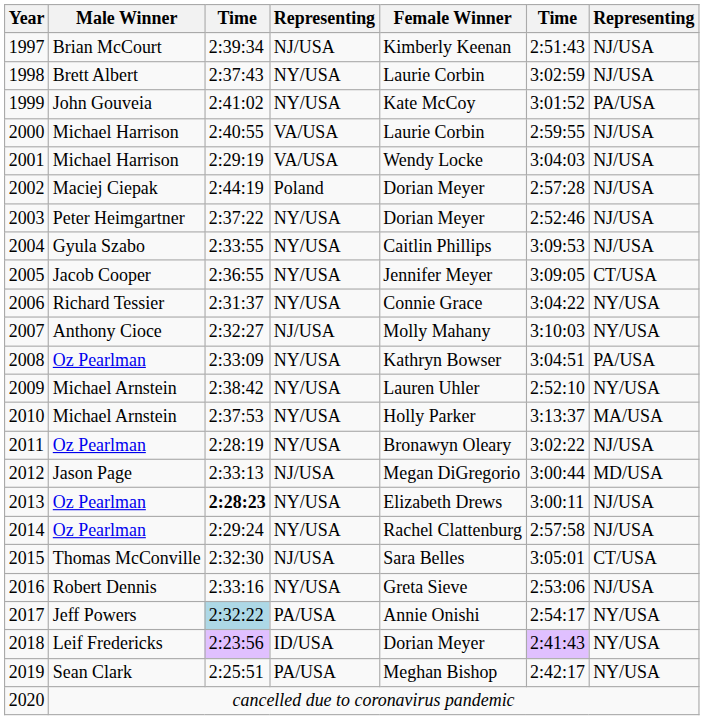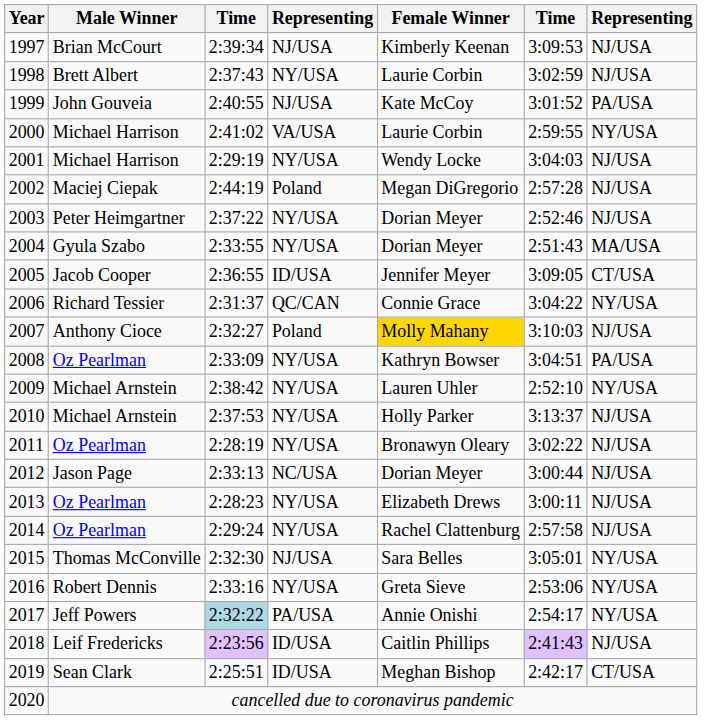(557, 47) 2:51:43 -> (556, 47) 3:09:53
(236, 103) 2:41:02 -> (236, 103) 2:40:55
(307, 103) NY/USA -> (302, 103) NJ/USA
(236, 132) 2:40:55 -> (236, 132) 2:41:02
(624, 132) NJ/USA -> (625, 132) NY/USA
(306, 160) VA/USA -> (305, 160) NY/USA
(434, 189) Dorian Meyer -> (450, 189) Megan DiGregorio
(437, 246) Caitlin Phillips -> (432, 246) Dorian Meyer
(557, 246) 3:09:53 -> (556, 246) 2:51:43
(624, 246) NJ/USA -> (626, 246) MA/USA
(307, 274) NY/USA -> (302, 274) ID/USA
(307, 302) NY/USA -> (306, 302) QC/CAN
(304, 331) NJ/USA -> (297, 331) Poland
(437, 331) no background -> (435, 331) gold background
(626, 331) NY/USA -> (622, 331) NJ/USA
(628, 416) MA/USA -> (622, 416) NJ/USA
(304, 473) NJ/USA -> (305, 473) NC/USA
(452, 473) Megan DiGregorio -> (432, 473) Dorian Meyer
(628, 473) MD/USA -> (622, 473) NJ/USA
(237, 501) bold -> (236, 501) normal
(625, 558) CT/USA -> (625, 558) NY/USA
(624, 587) NJ/USA -> (625, 587) NY/USA
(434, 643) Dorian Meyer -> (435, 643) Caitlin Phillips
(626, 643) NY/USA -> (622, 643) NJ/USA
(305, 672) PA/USA -> (302, 672) ID/USA
(626, 672) NY/USA -> (623, 672) CT/USA
